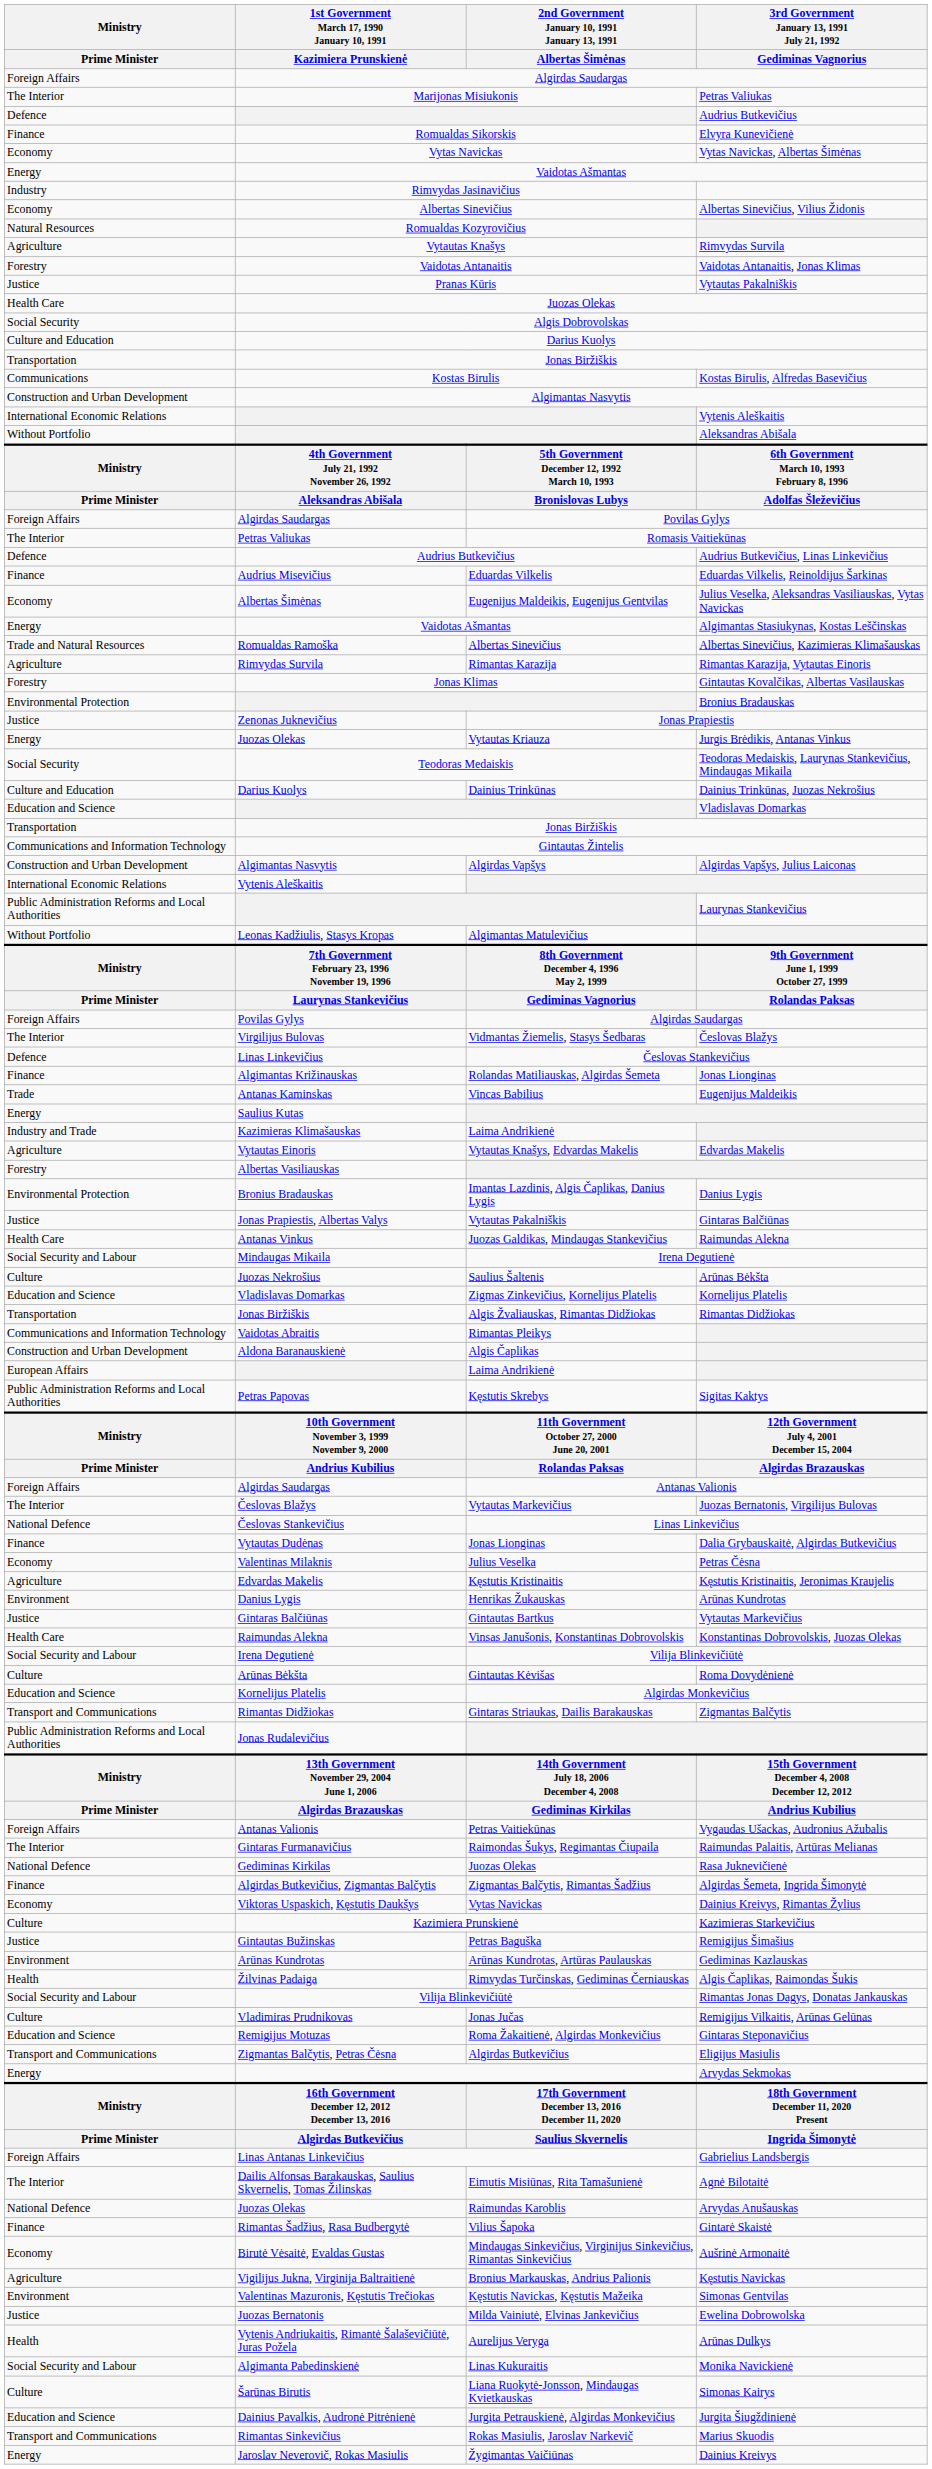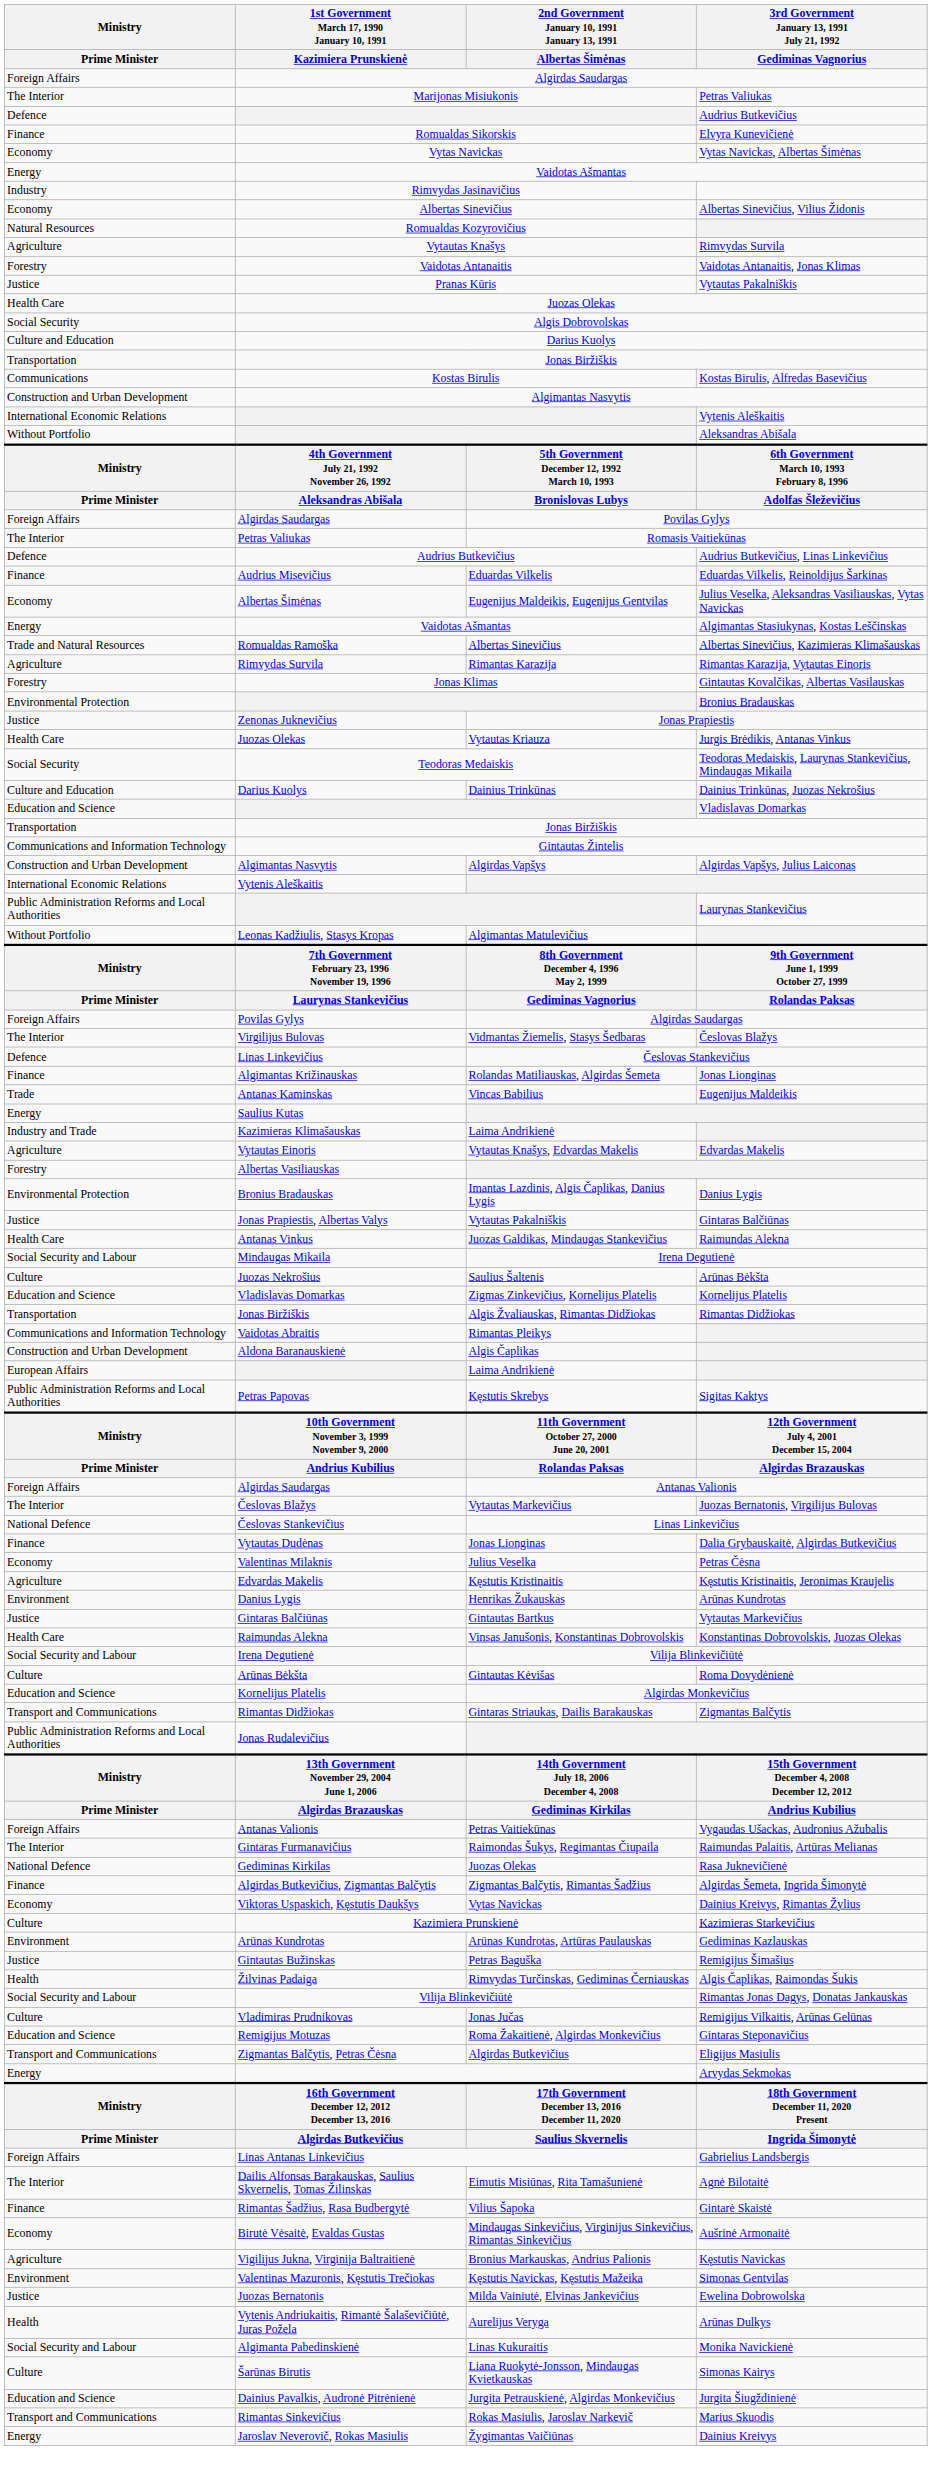(24, 739) Energy -> (36, 739) Health Care
rows swapped: (281, 1960) <-> (286, 1941)
- row: (271, 2208)
